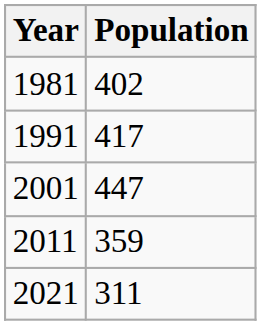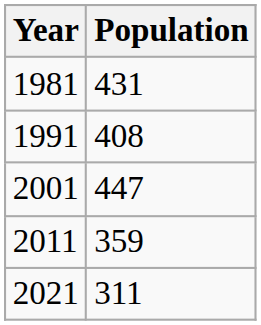(119, 83) 402 -> (119, 83) 431
(119, 135) 417 -> (119, 135) 408
